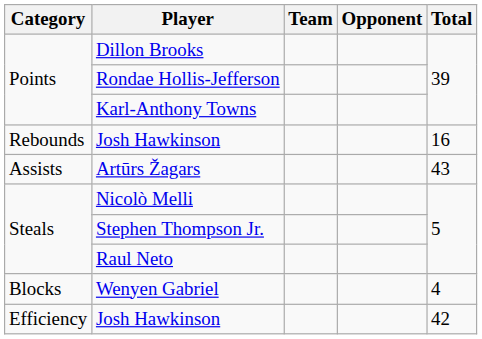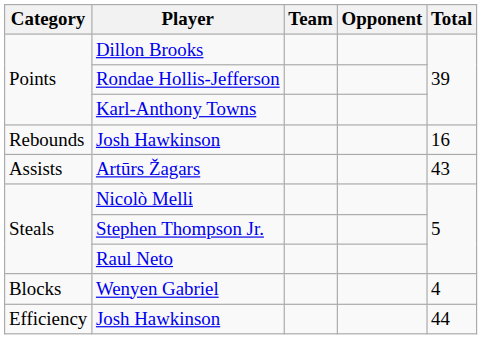(440, 318) 42 -> (440, 318) 44
